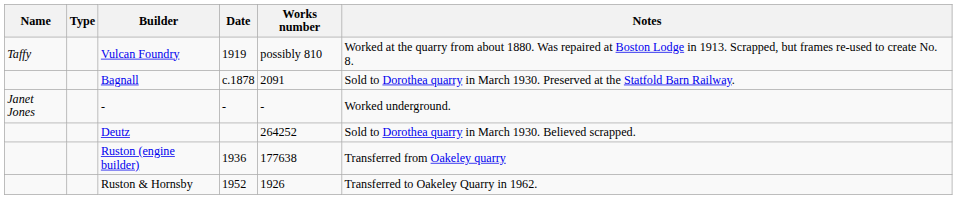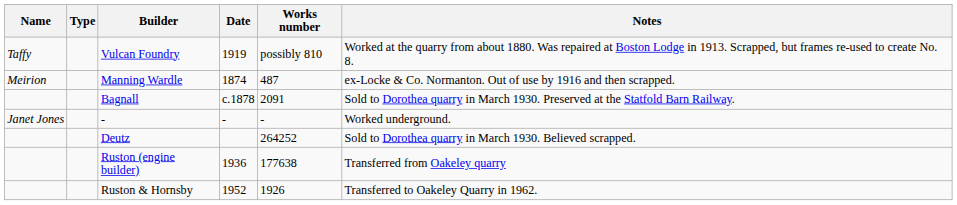+ row: (142, 80)
